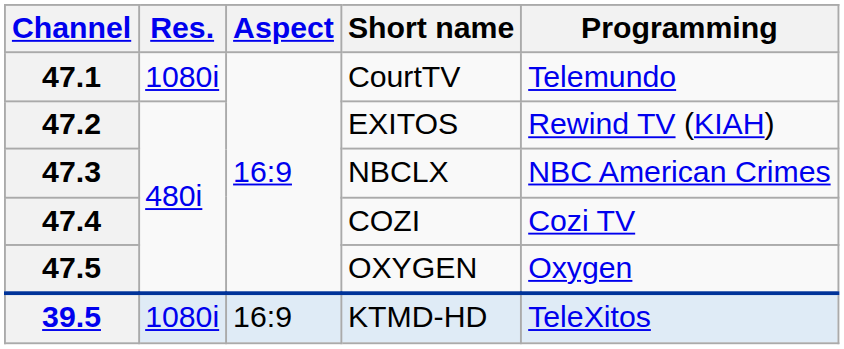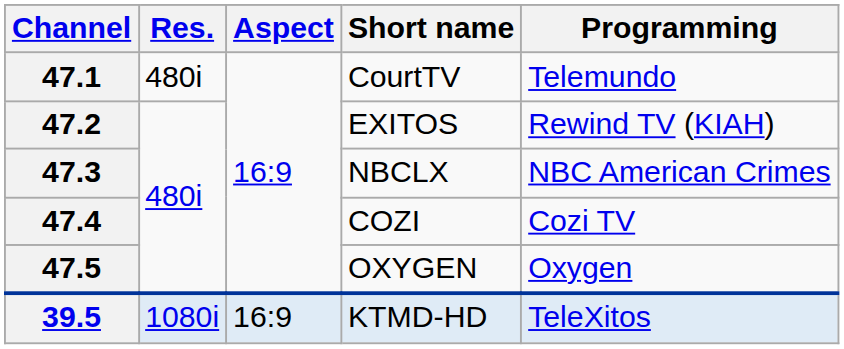(182, 76) 1080i -> (174, 76) 480i
